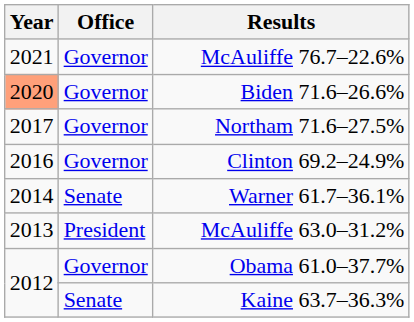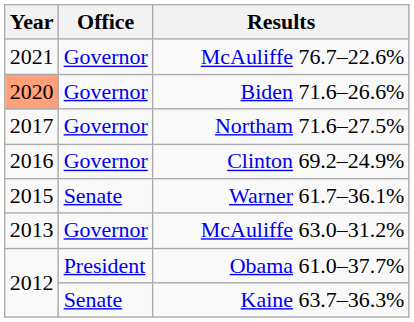(32, 195) 2014 -> (32, 195) 2015
(104, 230) President -> (106, 230) Governor
(106, 265) Governor -> (104, 265) President
